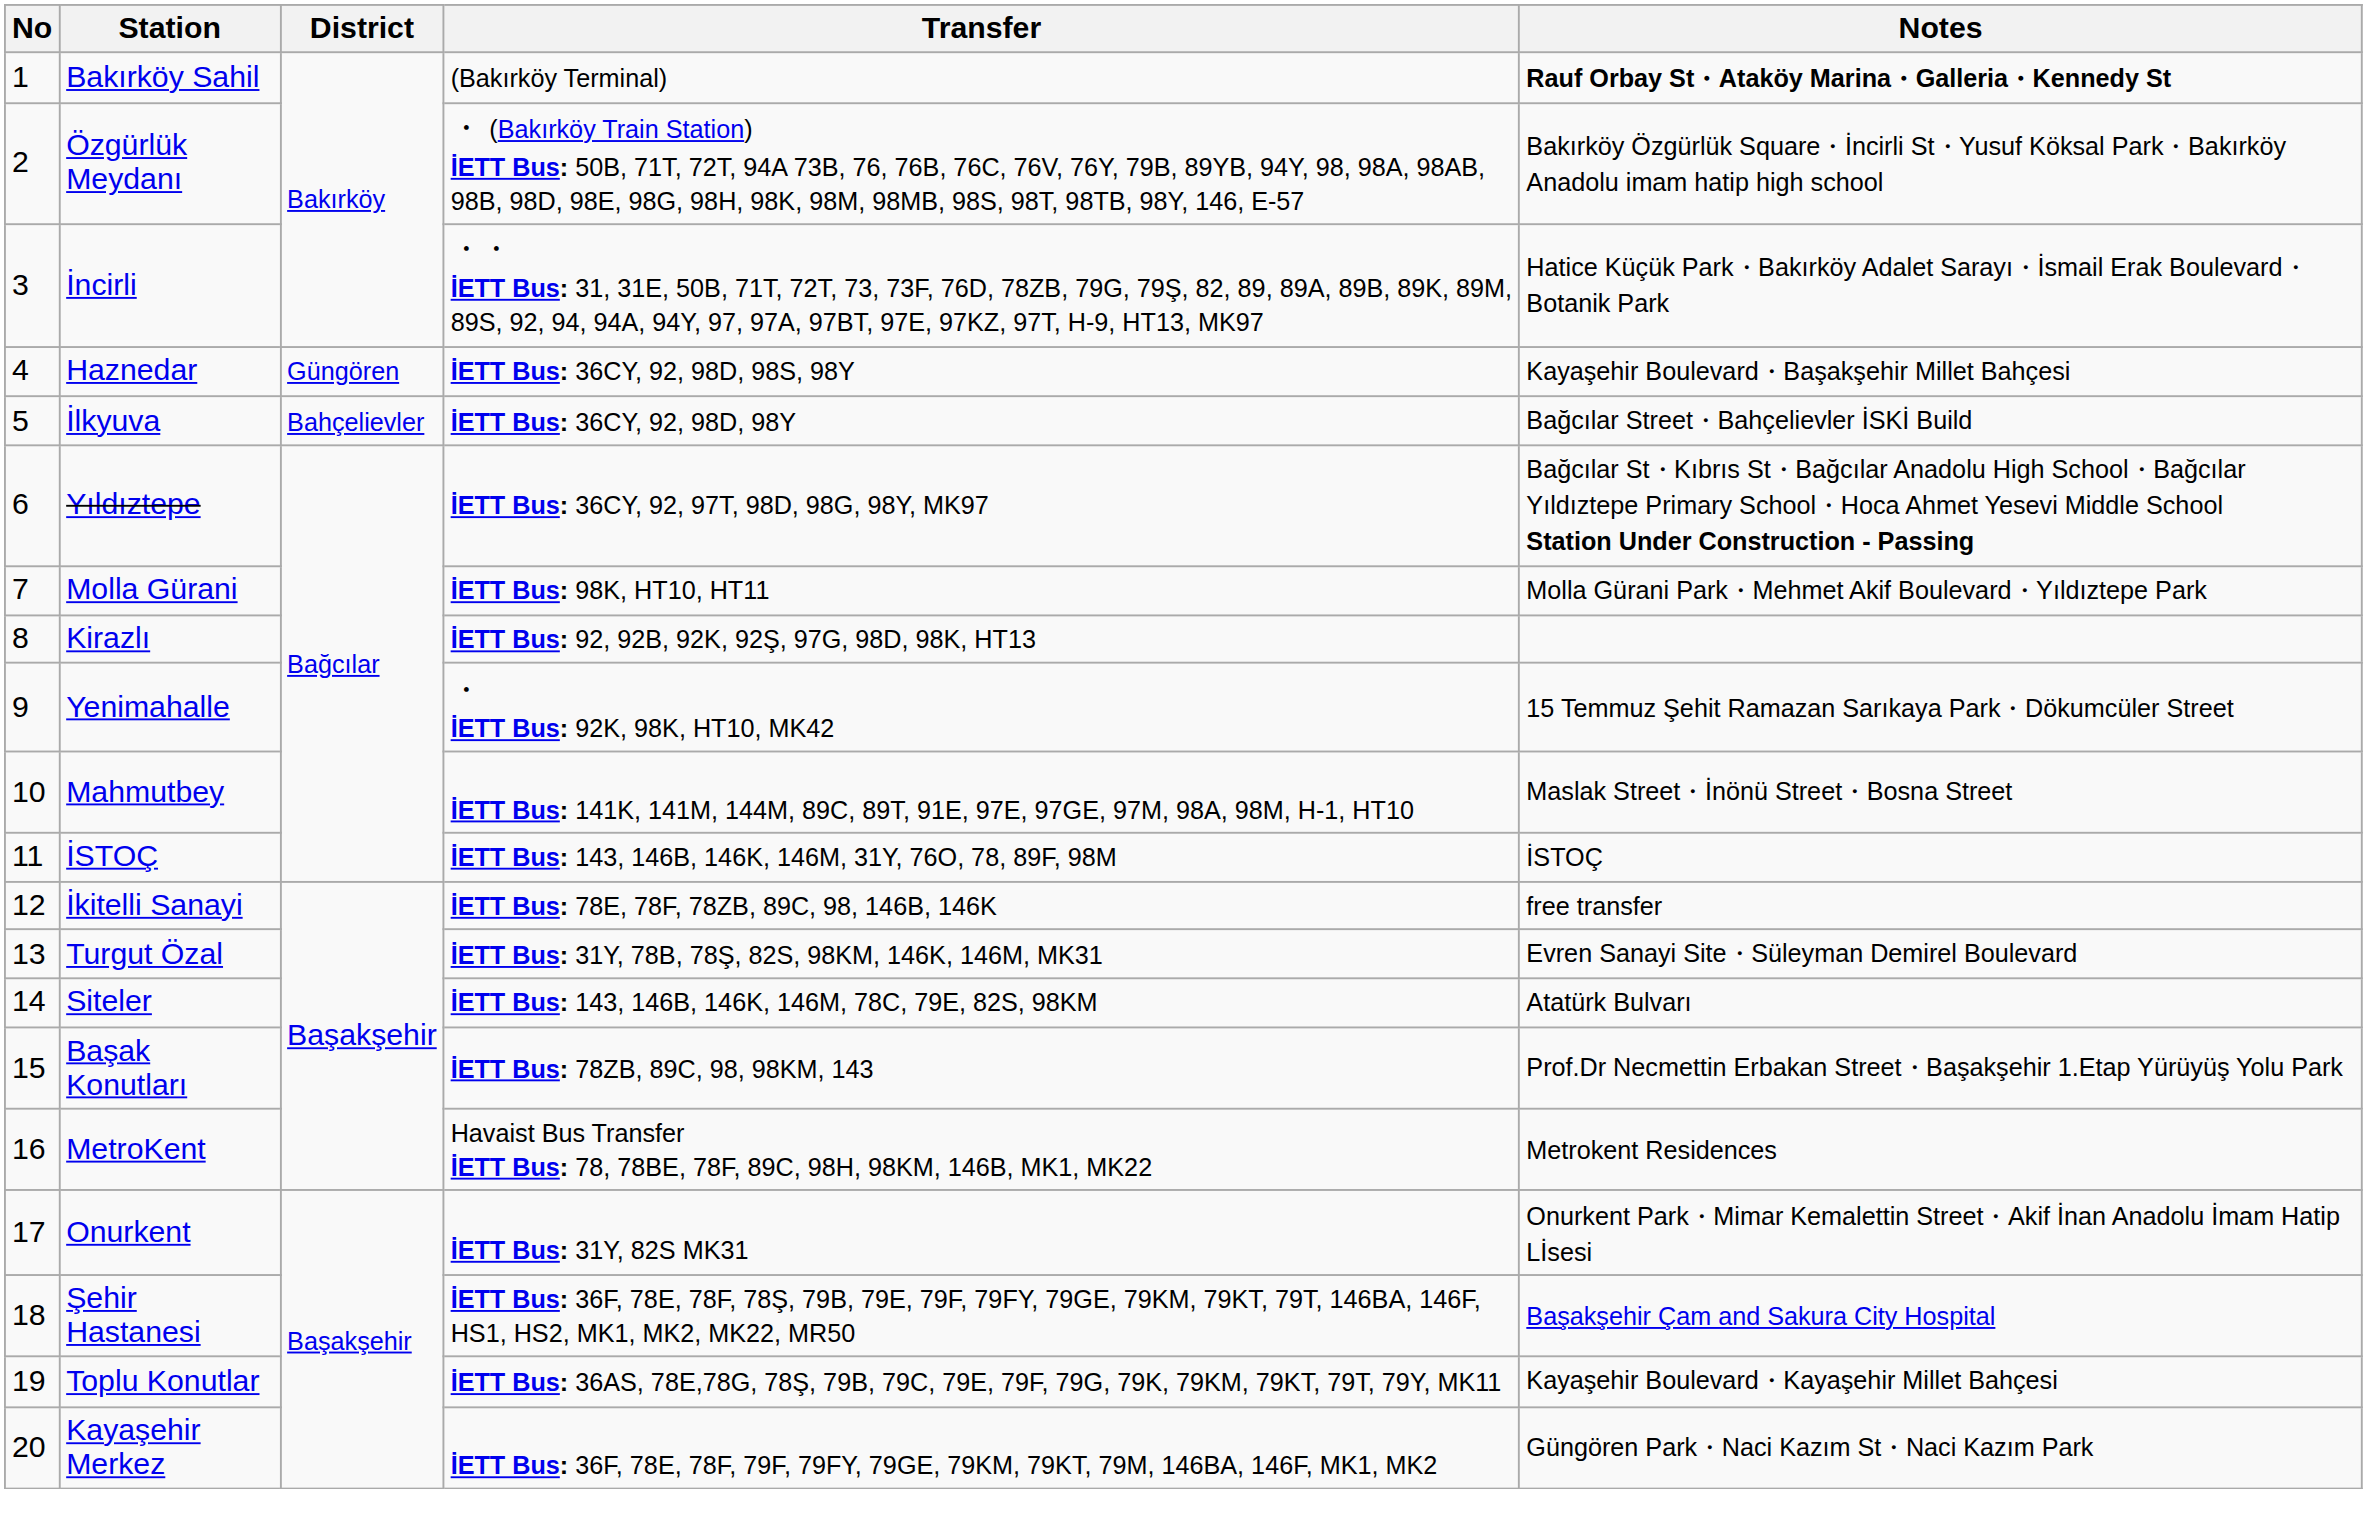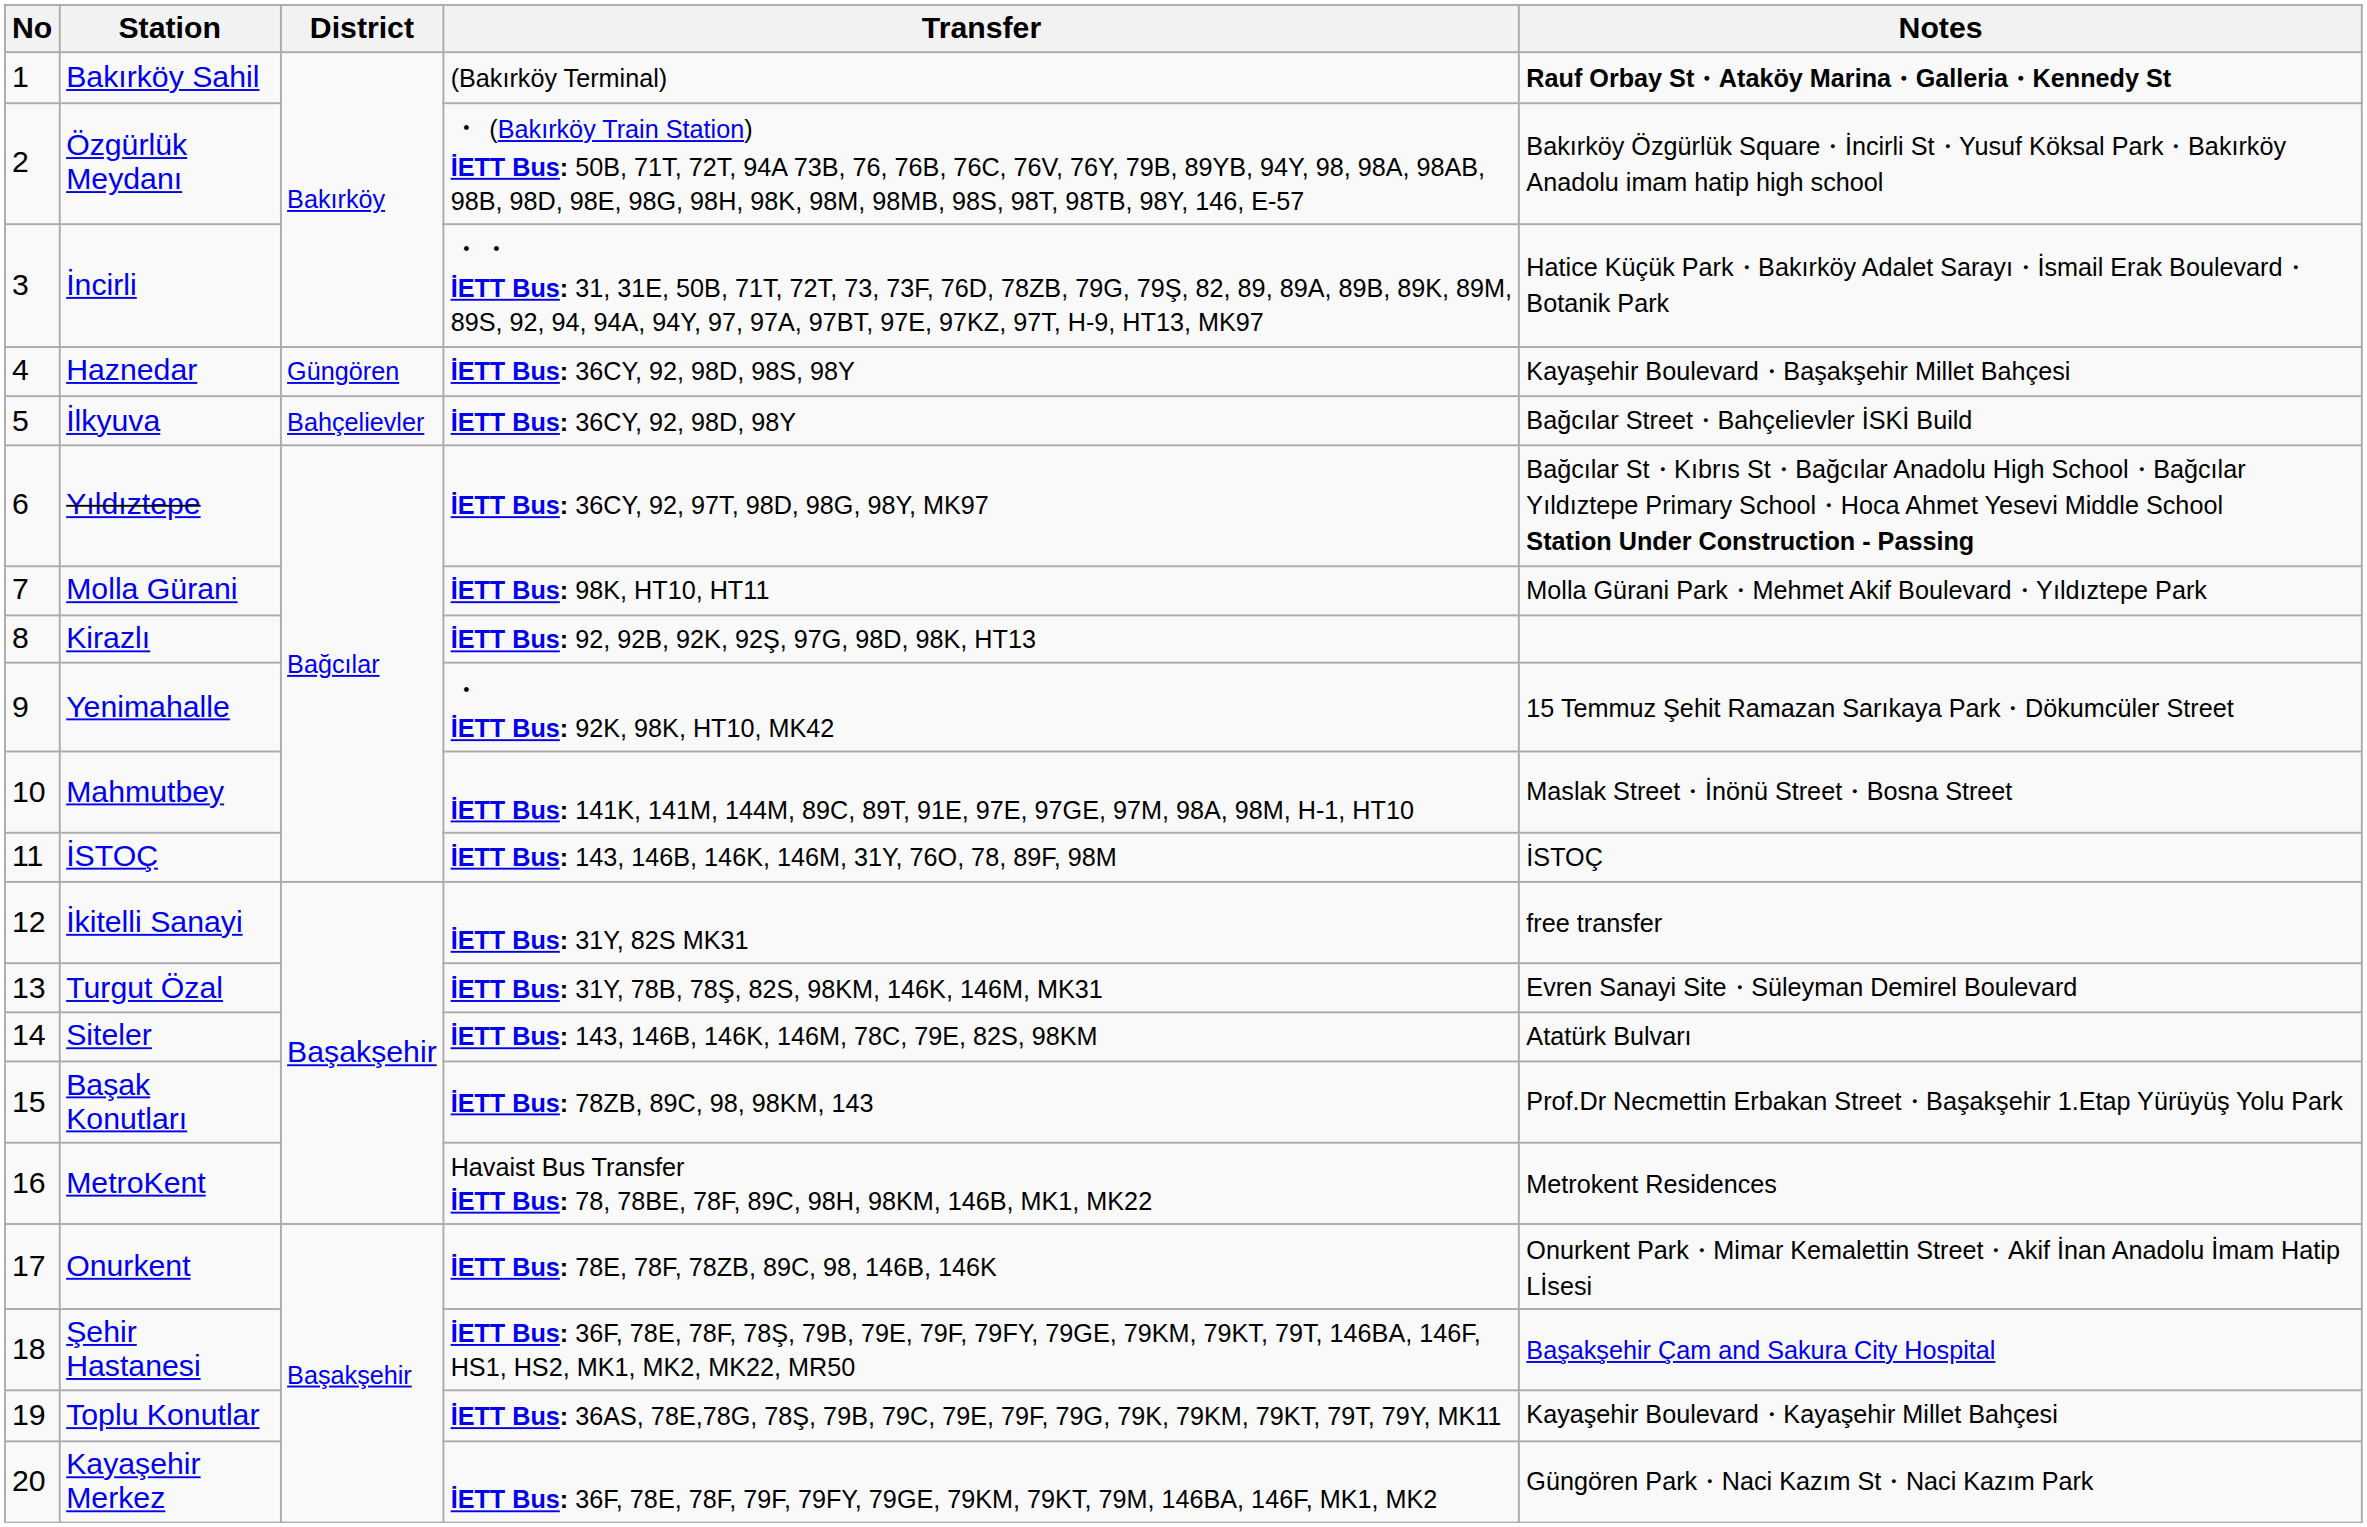(724, 906) İETT Bus: 78E, 78F, 78ZB, 89C, 98, 146B, 146K -> (600, 940) İETT Bus: 31Y, 82S MK31
(600, 1251) İETT Bus: 31Y, 82S MK31 -> (724, 1268) İETT Bus: 78E, 78F, 78ZB, 89C, 98, 146B, 146K
